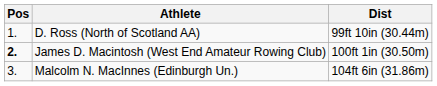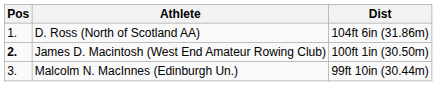(380, 33) 99ft 10in (30.44m) -> (380, 33) 104ft 6in (31.86m)
(380, 71) 104ft 6in (31.86m) -> (380, 71) 99ft 10in (30.44m)
